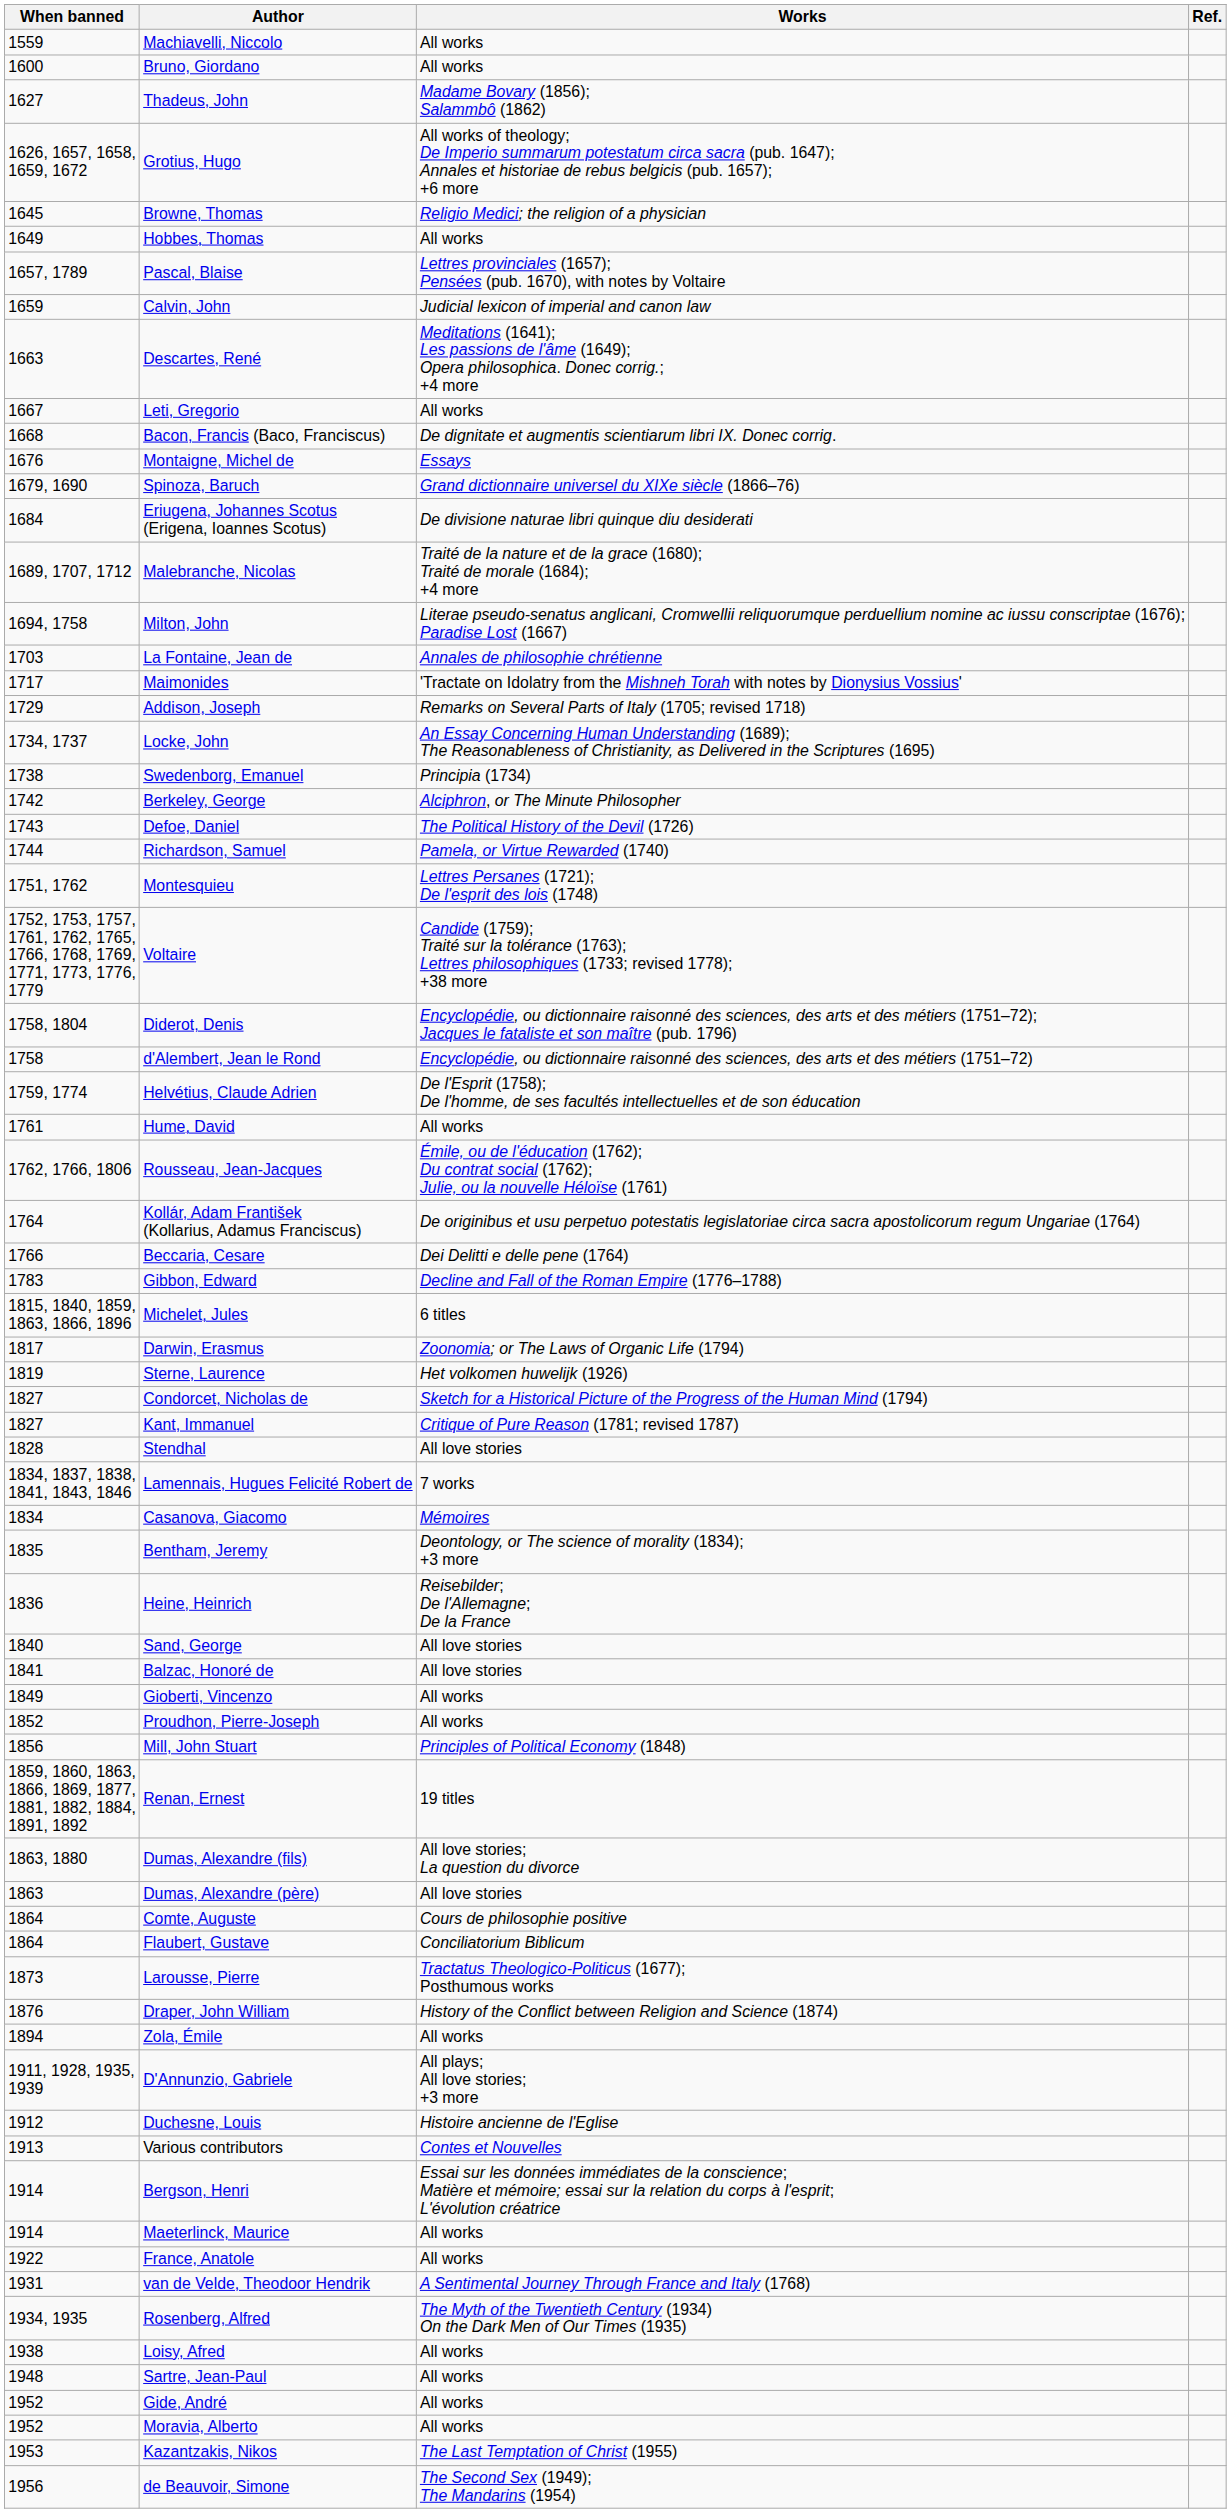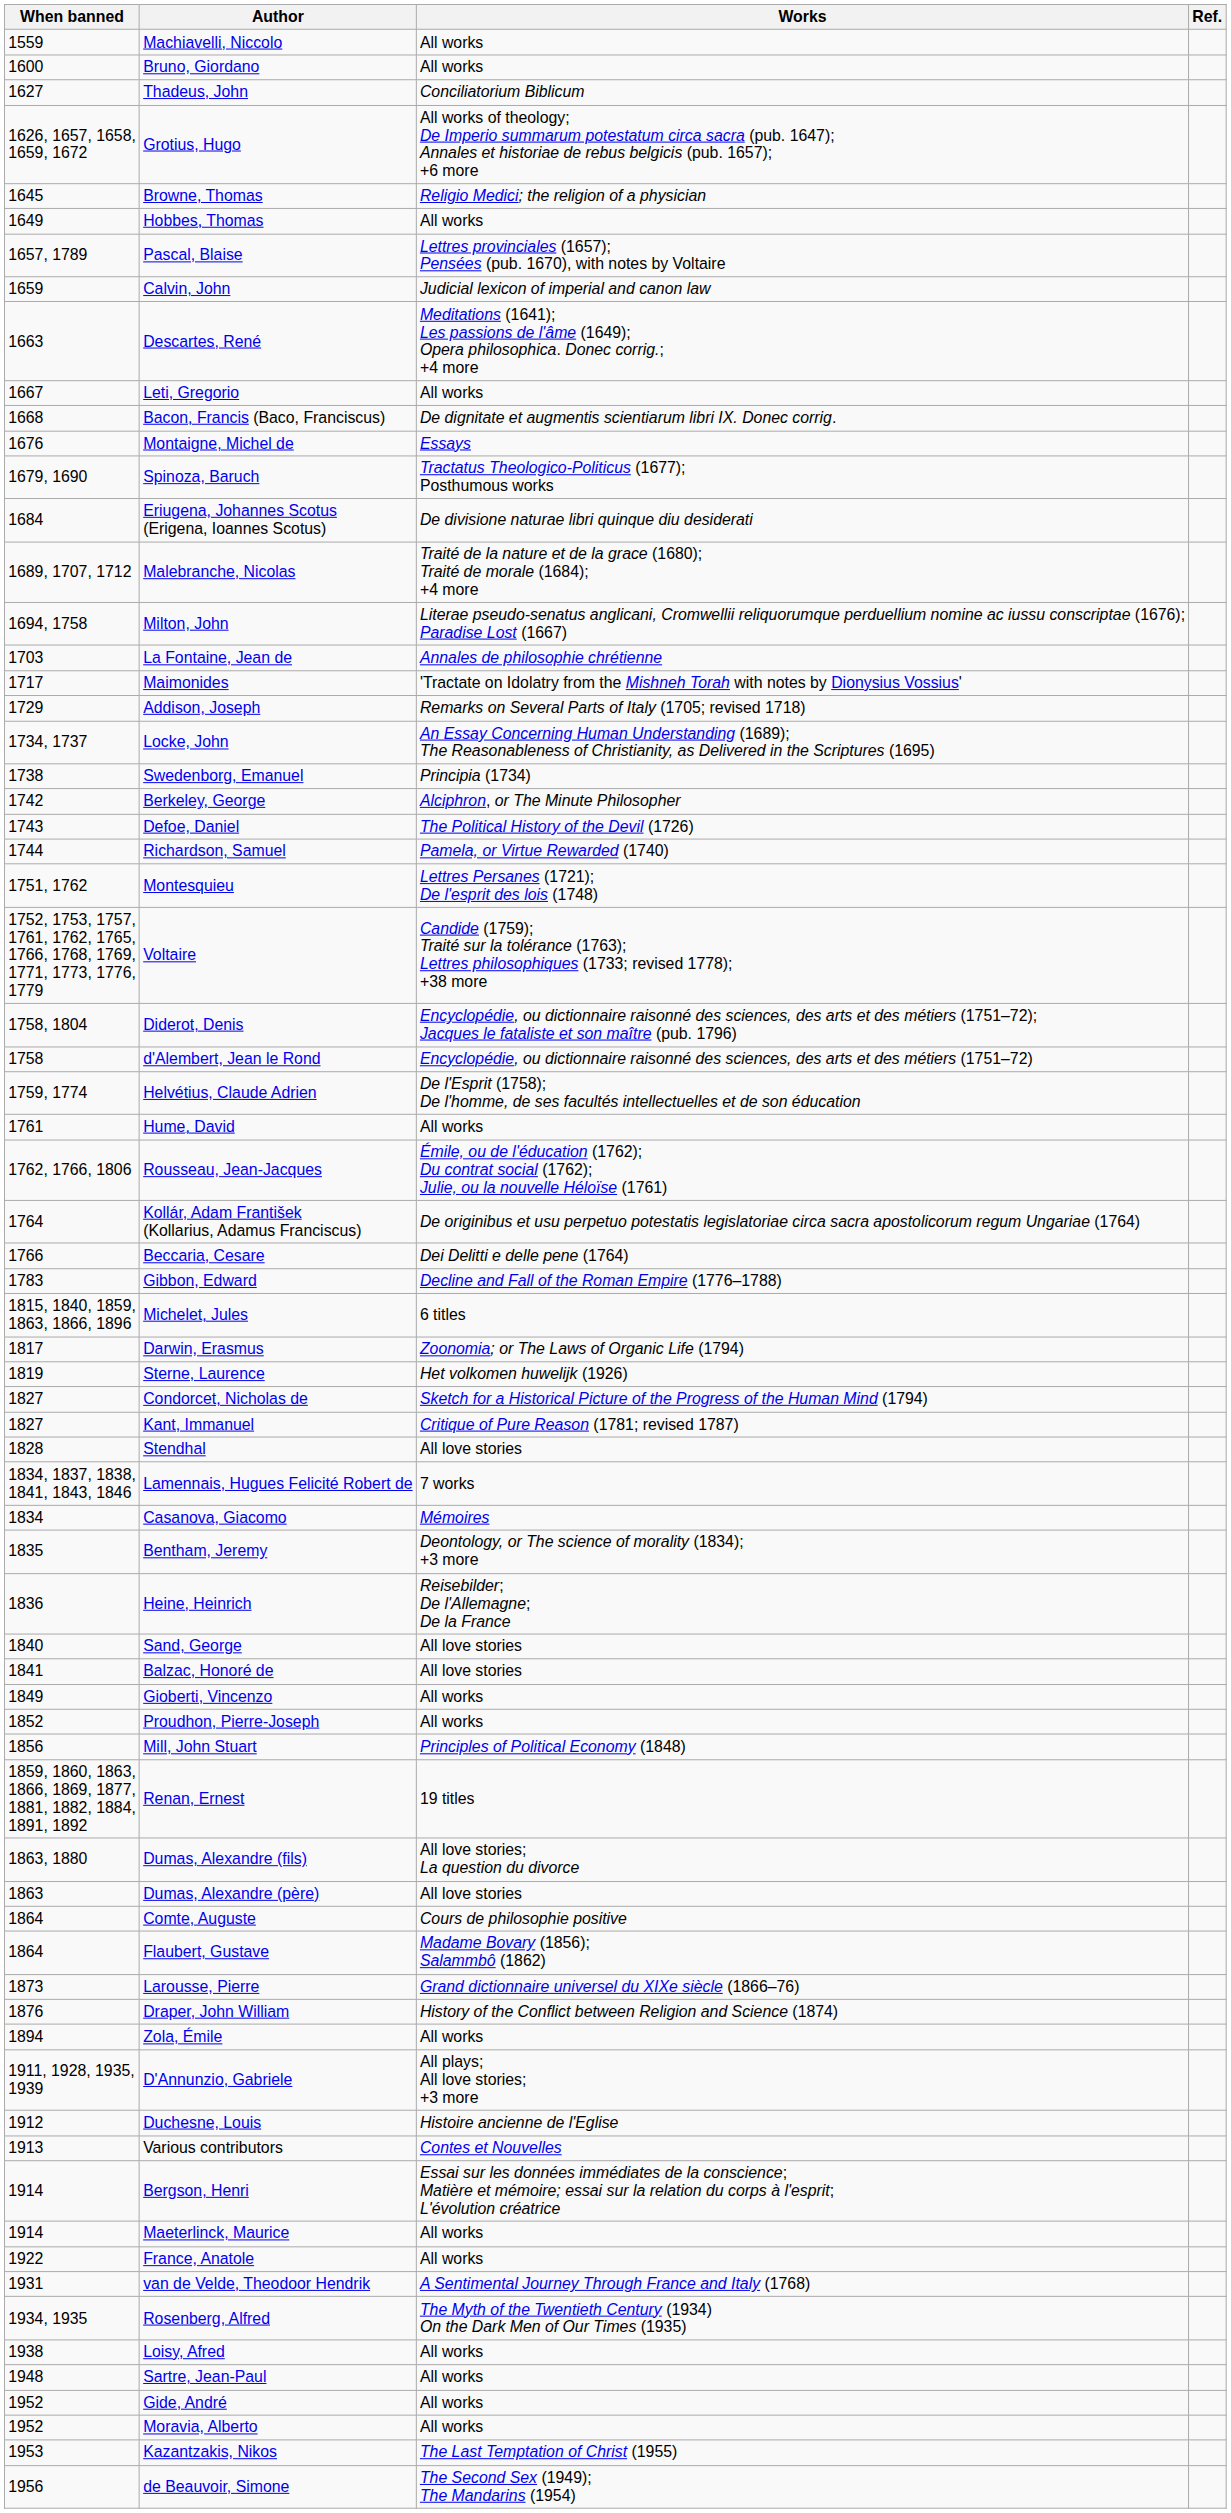(505, 101) Madame Bovary (1856); Salammbô (1862) -> (502, 92) Conciliatorium Biblicum
(610, 486) Grand dictionnaire universel du XIXe siècle (1866–76) -> (553, 477) Tractatus Theologico-Politicus (1677); Posthumous works
(502, 1943) Conciliatorium Biblicum -> (505, 1952) Madame Bovary (1856); Salammbô (1862)
(553, 1977) Tractatus Theologico-Politicus (1677); Posthumous works -> (610, 1986) Grand dictionnaire universel du XIXe siècle (1866–76)
